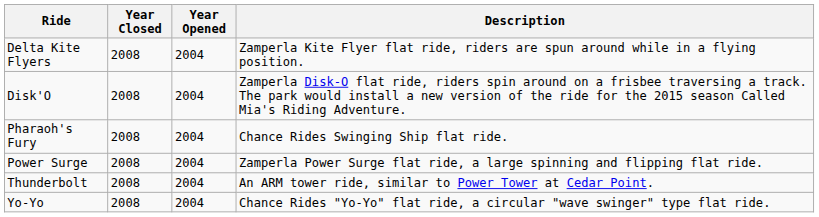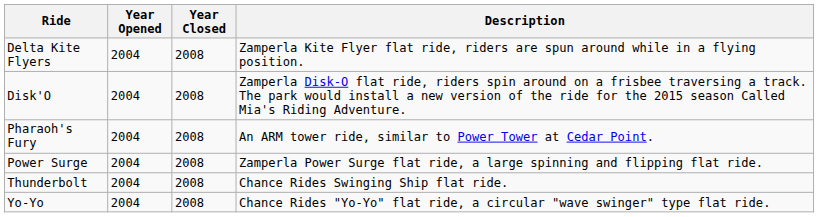columns swapped: (204, 21) <-> (140, 21)
(374, 136) Chance Rides Swinging Ship flat ride. -> (447, 136) An ARM tower ride, similar to Power Tower at Cedar Point.
(447, 183) An ARM tower ride, similar to Power Tower at Cedar Point. -> (374, 183) Chance Rides Swinging Ship flat ride.
